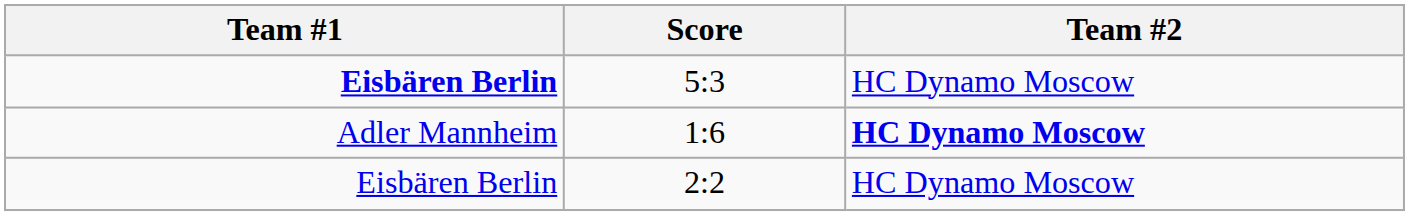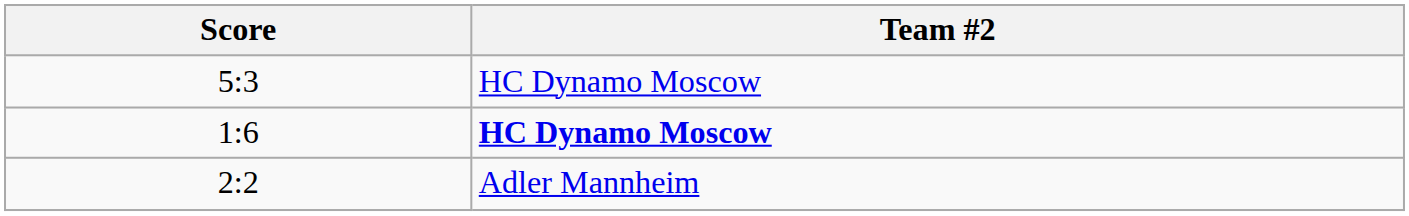- column: (285, 30)
(993, 183) HC Dynamo Moscow -> (589, 183) Adler Mannheim
